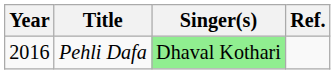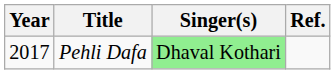(29, 52) 2016 -> (29, 52) 2017
